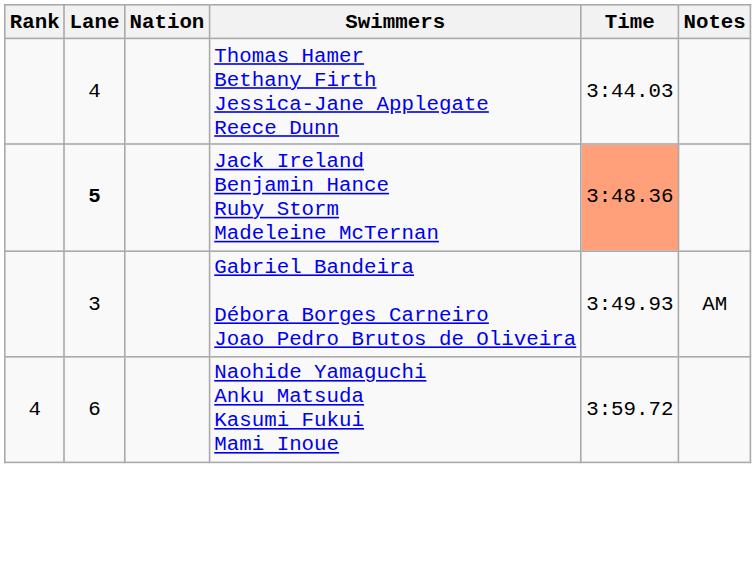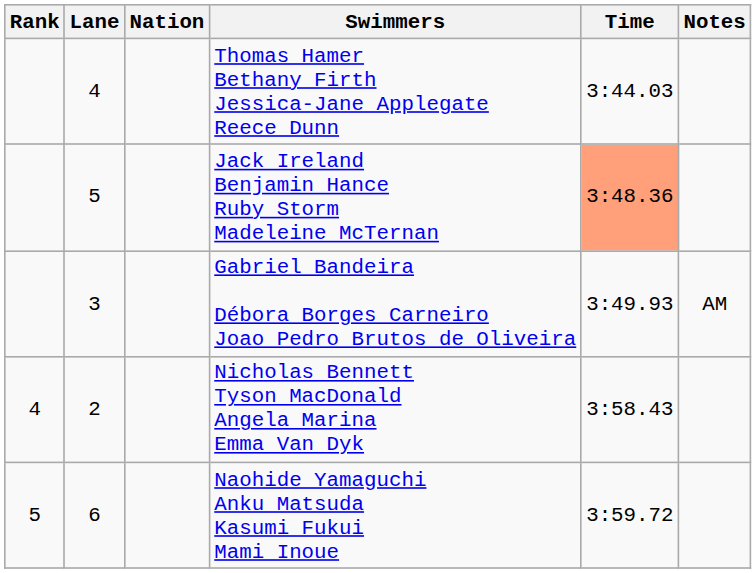(95, 198) bold -> (95, 198) normal
+ row: (314, 409)
(35, 409) 4 -> (35, 515) 5
